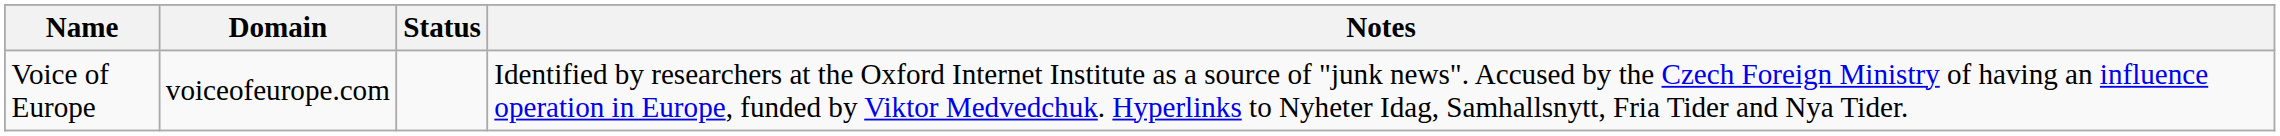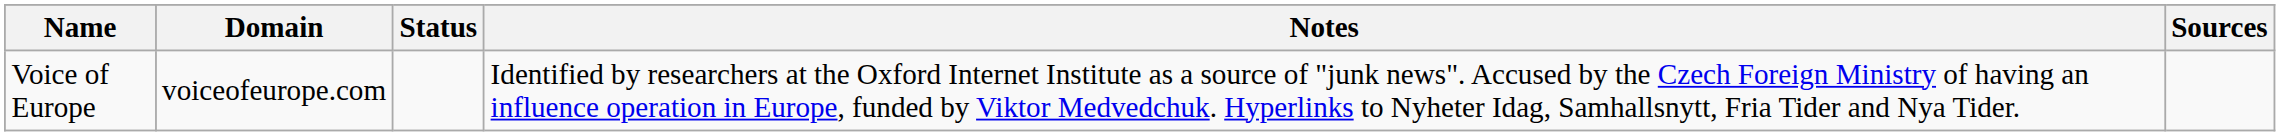+ column: (2219, 27)
